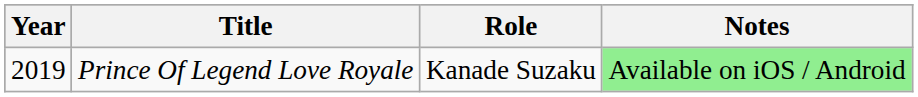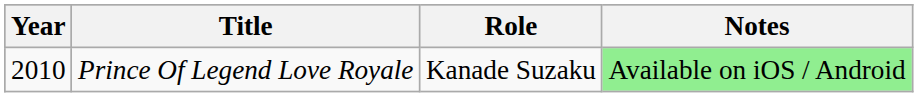(38, 69) 2019 -> (38, 69) 2010
